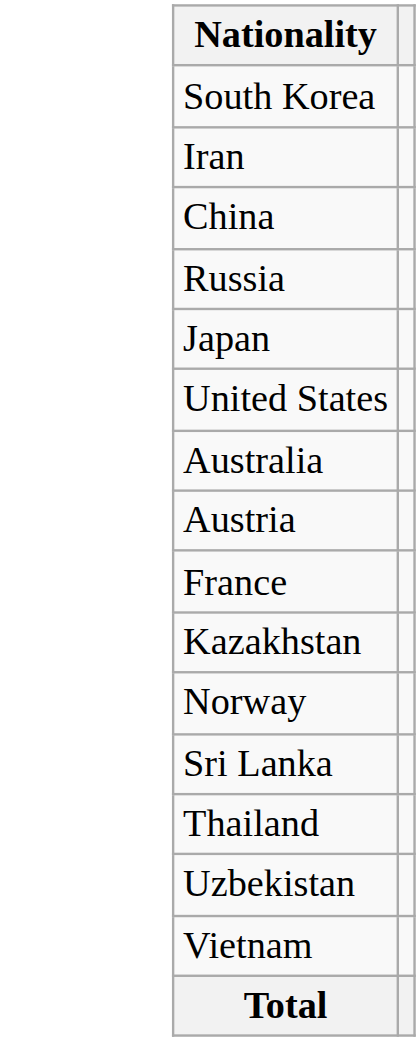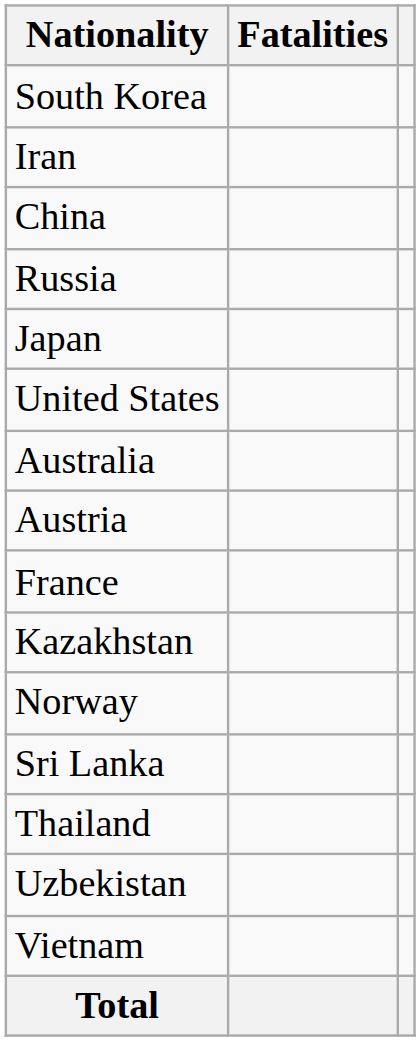+ column: (313, 35)
